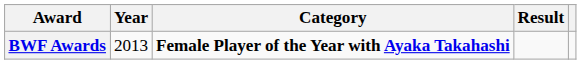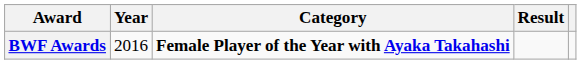(131, 45) 2013 -> (131, 45) 2016
